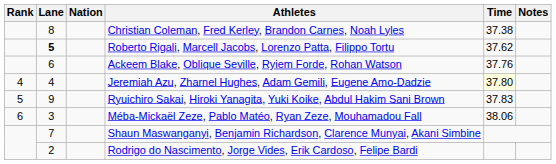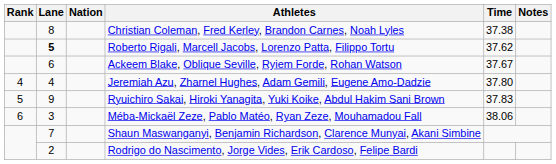(500, 64) 37.76 -> (500, 64) 37.67
(500, 82) lightyellow background -> (500, 82) no background
